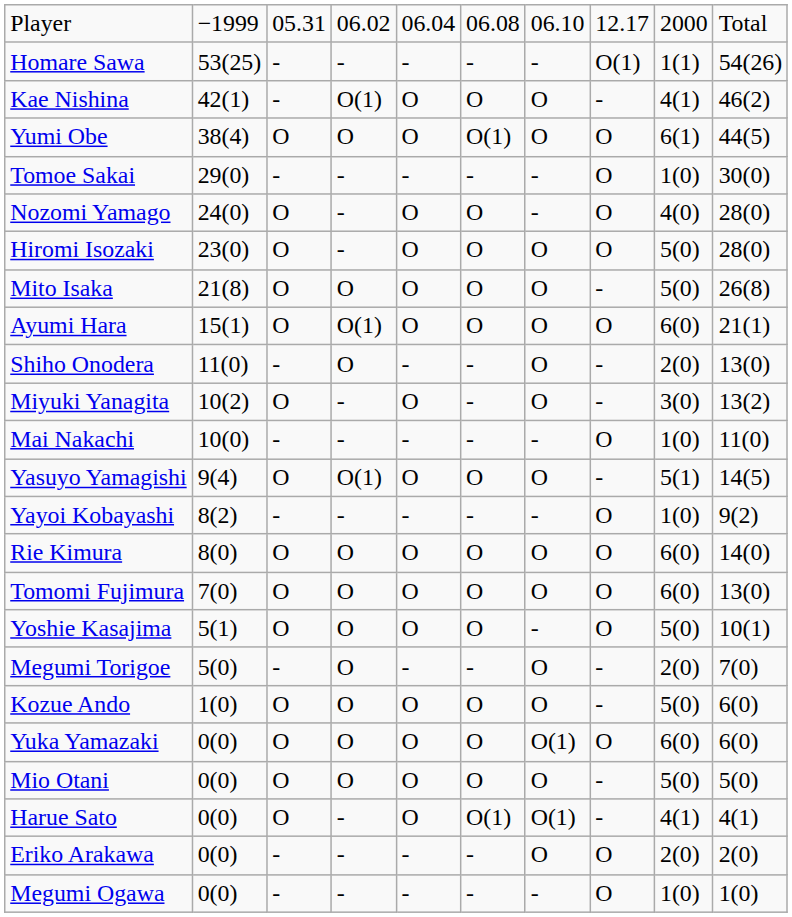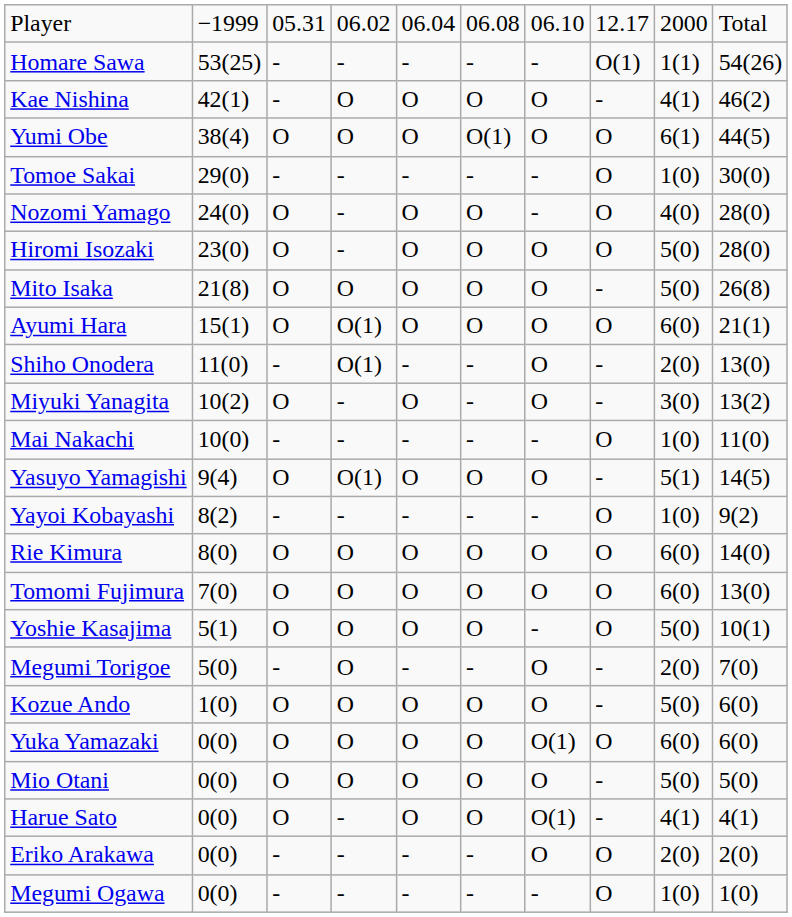(359, 99) O(1) -> (345, 99) O
(345, 363) O -> (359, 363) O(1)
(489, 817) O(1) -> (475, 817) O
